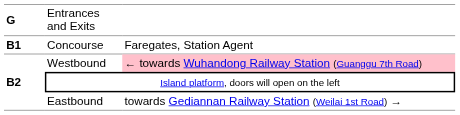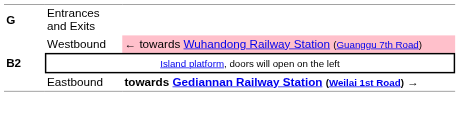- row: (75, 45)
(263, 101) normal -> (272, 82) bold
